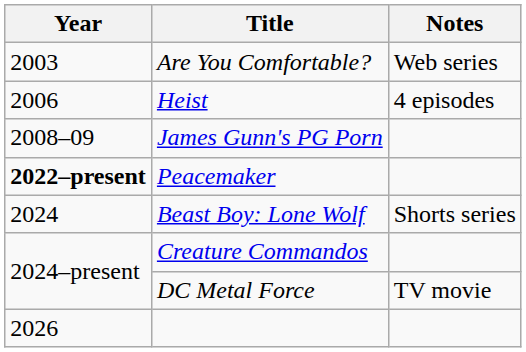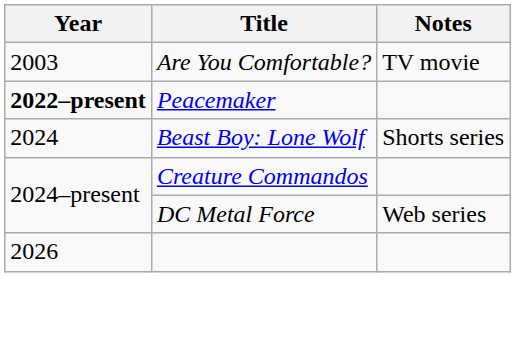(446, 61) Web series -> (431, 61) TV movie
- row: (182, 99)
- row: (270, 137)
(443, 289) TV movie -> (434, 213) Web series
